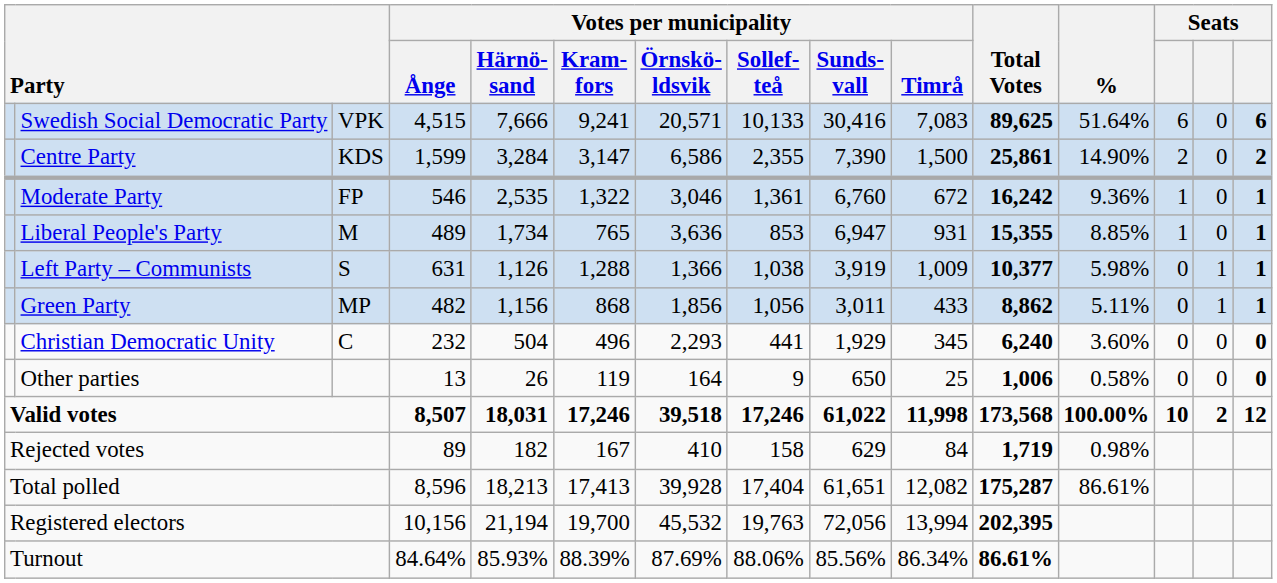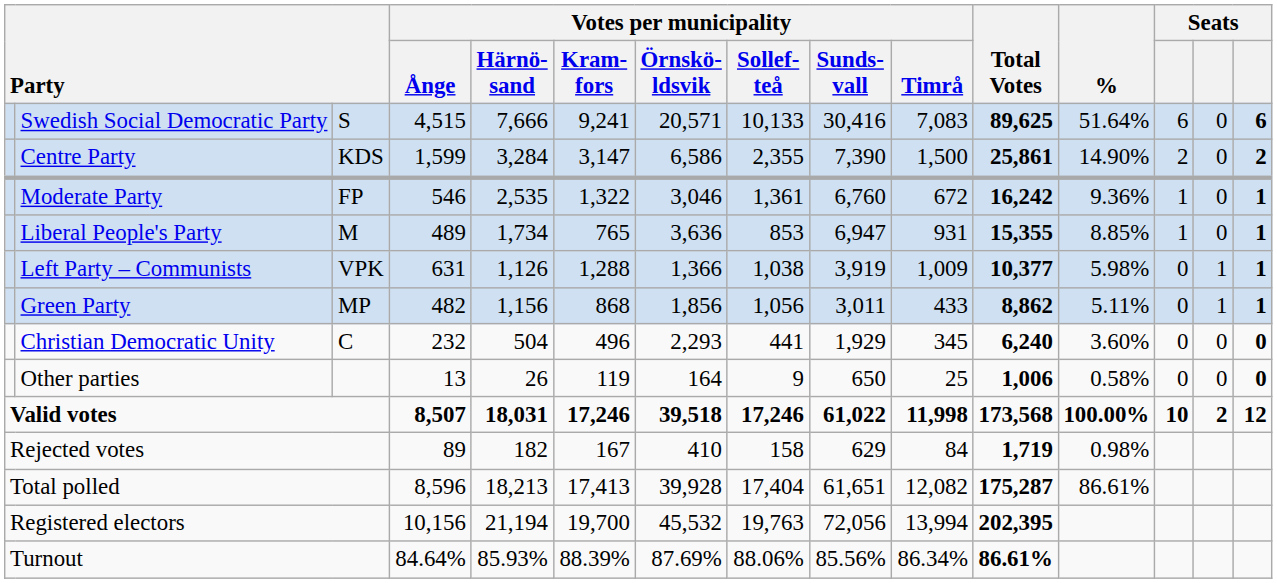(361, 120) VPK -> (344, 120) S
(344, 268) S -> (361, 268) VPK
